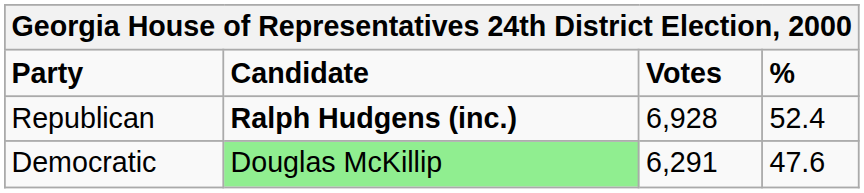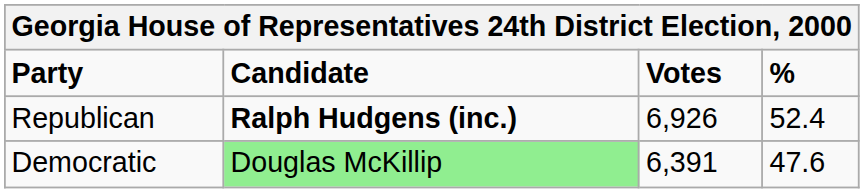(682, 118) 6,928 -> (682, 118) 6,926
(682, 163) 6,291 -> (682, 163) 6,391
